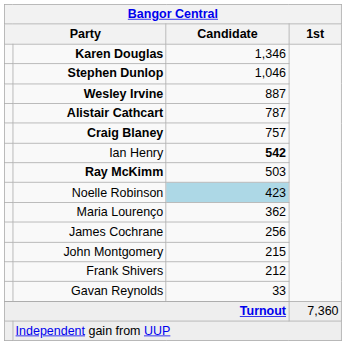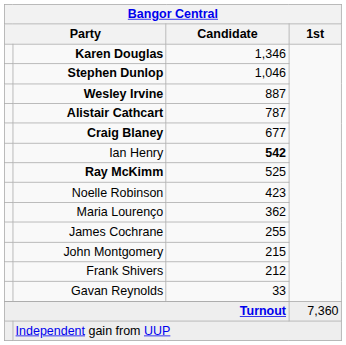(276, 133) 757 -> (276, 133) 677
(276, 172) 503 -> (276, 172) 525
(276, 192) lightblue background -> (276, 192) no background
(276, 232) 256 -> (276, 232) 255
